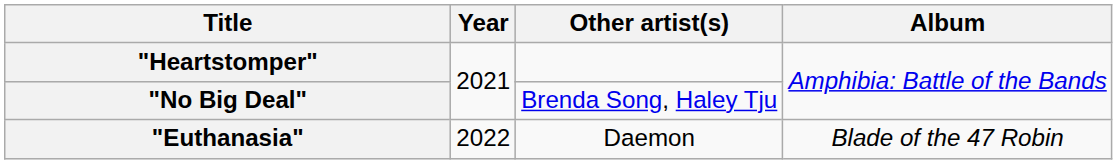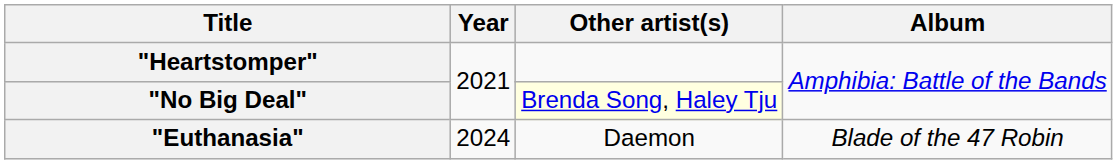(649, 100) no background -> (649, 100) lightyellow background
(483, 138) 2022 -> (483, 138) 2024
